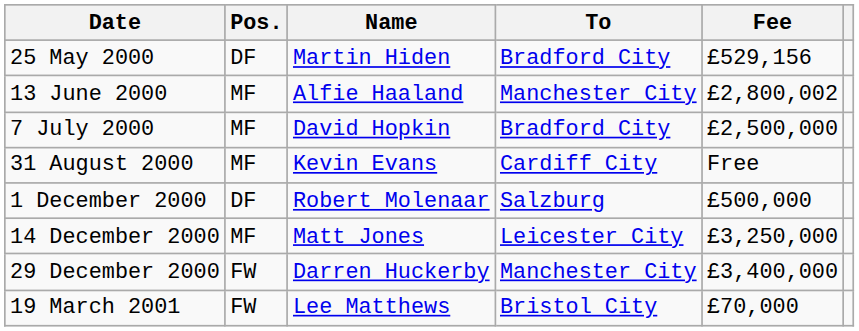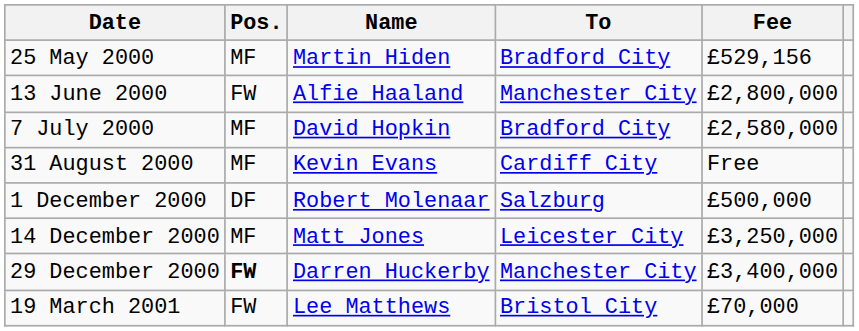(243, 58) DF -> (243, 58) MF
(243, 94) MF -> (243, 94) FW
(773, 94) £2,800,002 -> (773, 94) £2,800,000
(773, 129) £2,500,000 -> (773, 129) £2,580,000
(243, 272) normal -> (243, 272) bold
